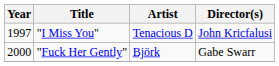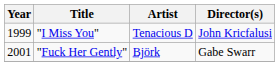(19, 33) 1997 -> (19, 33) 1999
(19, 52) 2000 -> (19, 52) 2001
